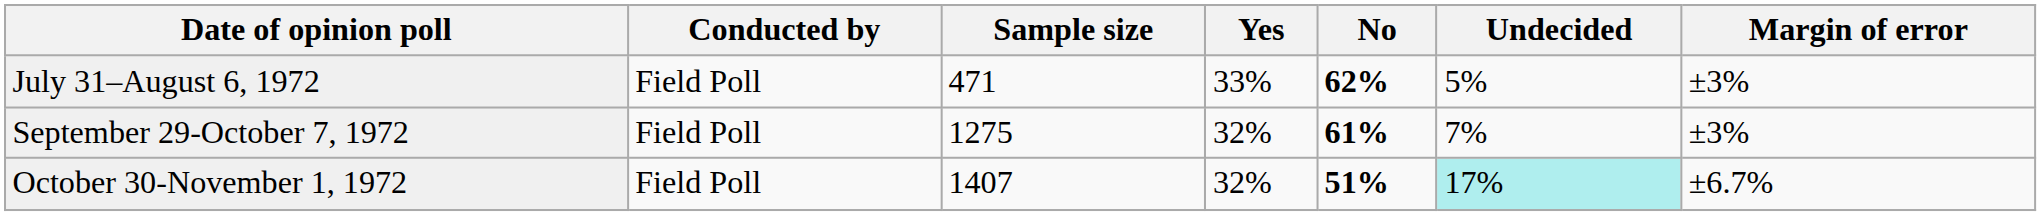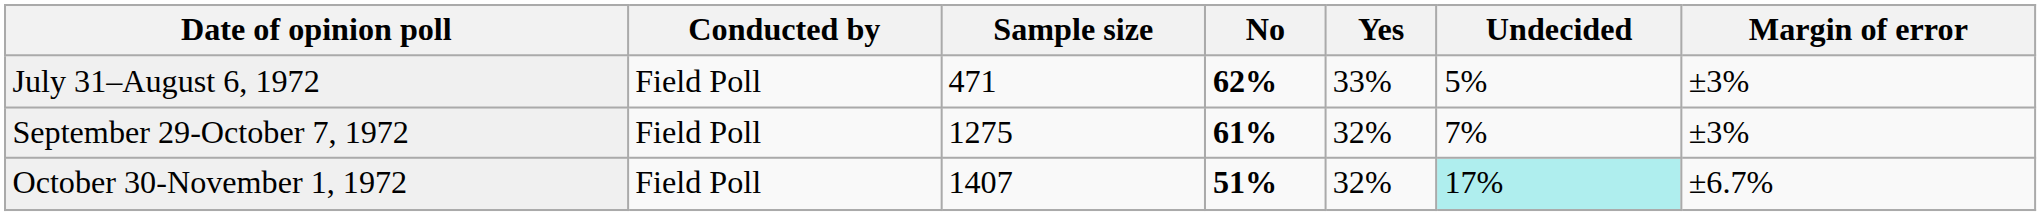columns swapped: (1261, 30) <-> (1377, 30)
